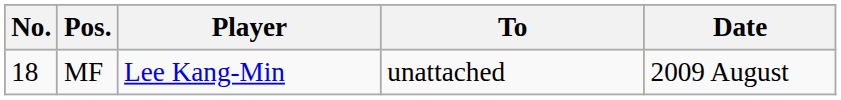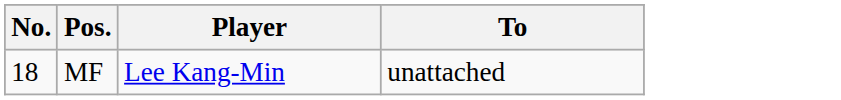- column: (740, 27)
